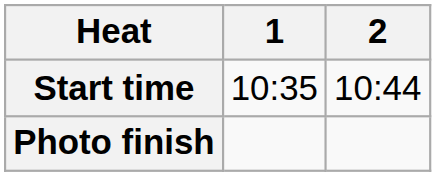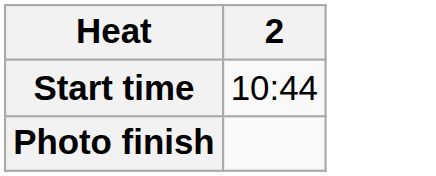- column: (274, 32)
